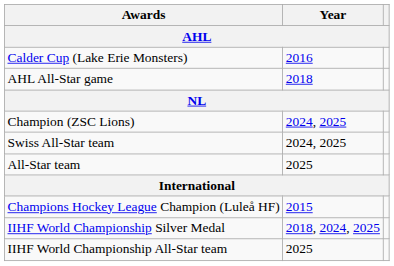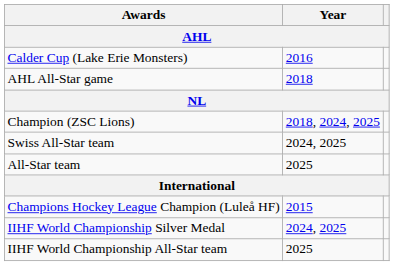(316, 121) 2024, 2025 -> (333, 121) 2018, 2024, 2025
(333, 228) 2018, 2024, 2025 -> (316, 228) 2024, 2025
